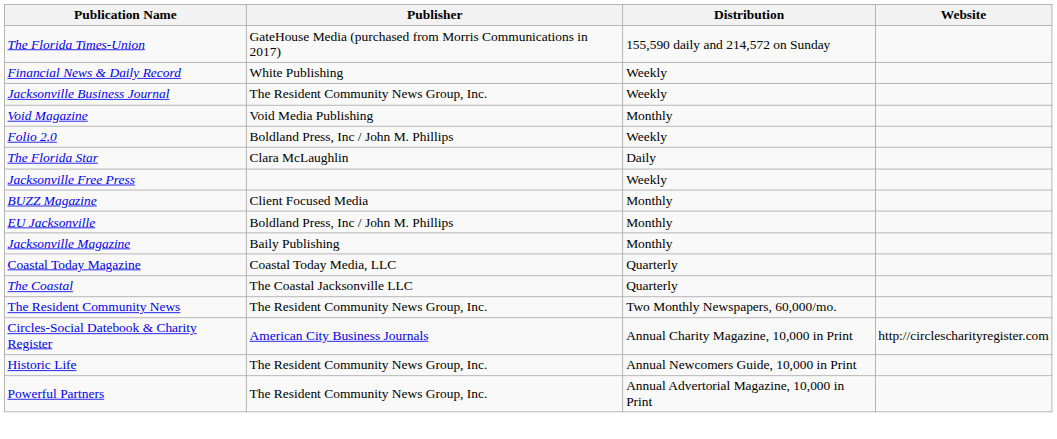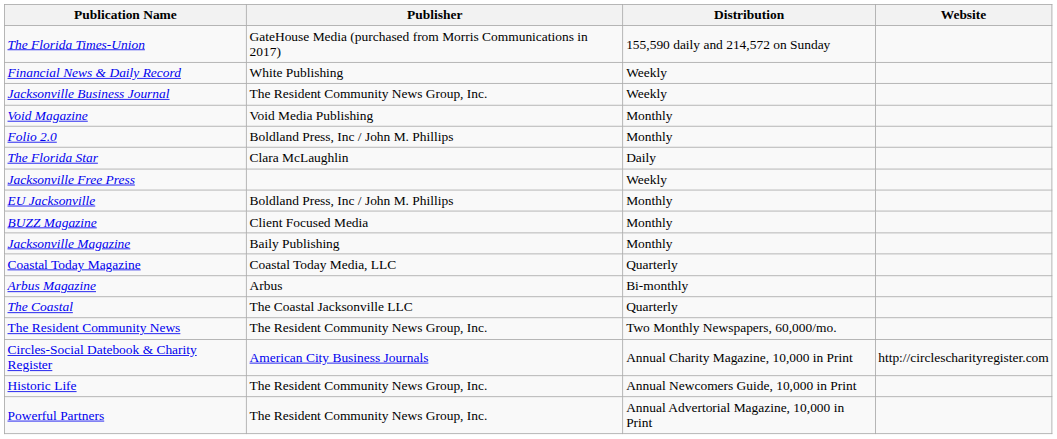(646, 136) Weekly -> (649, 136) Monthly
rows swapped: (52, 200) <-> (51, 222)
+ row: (52, 286)
